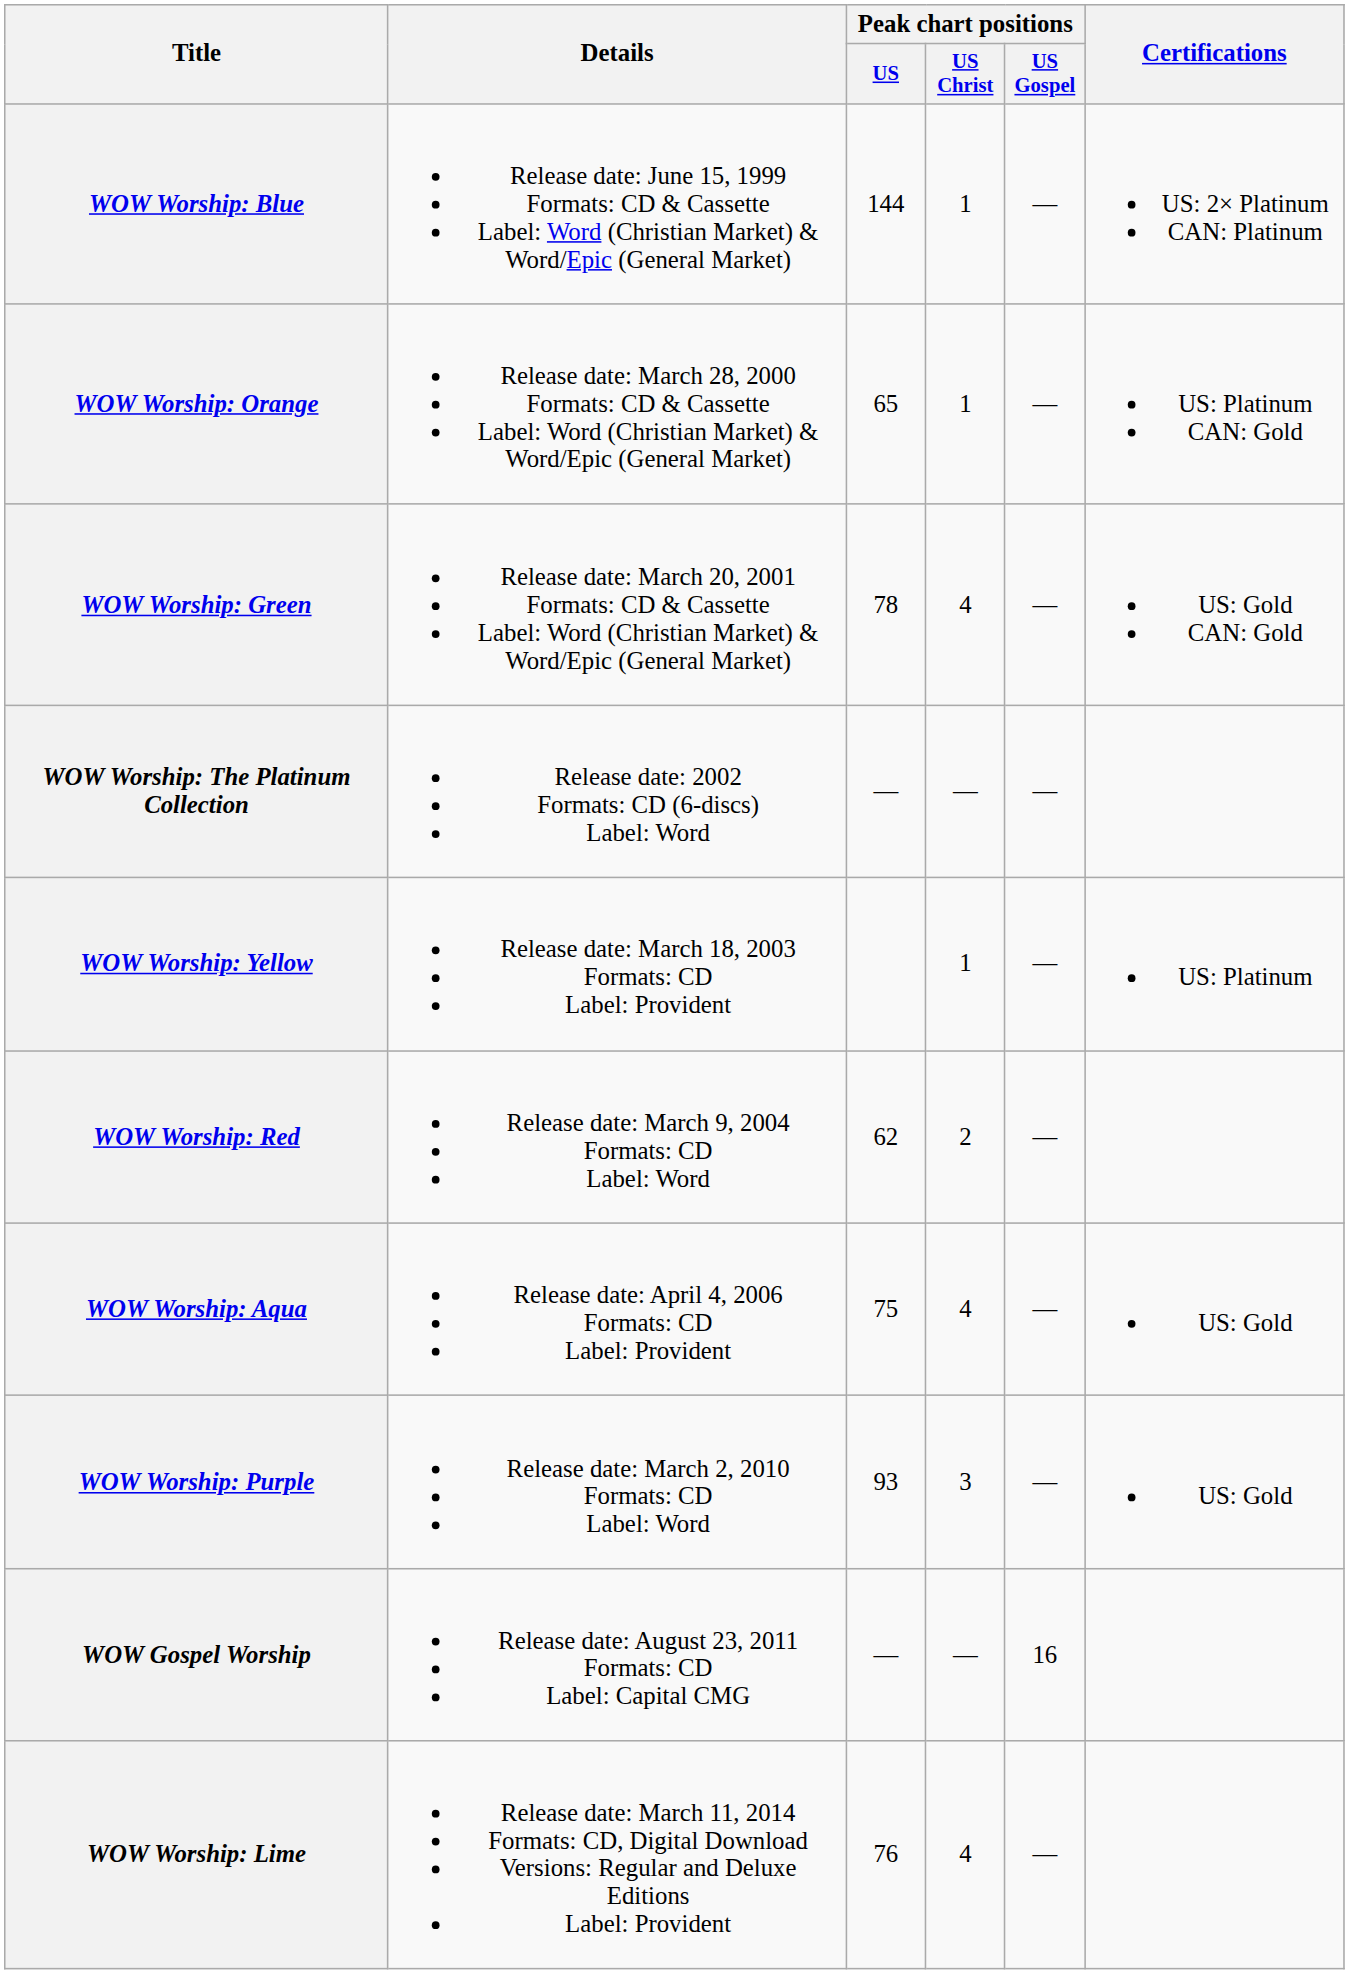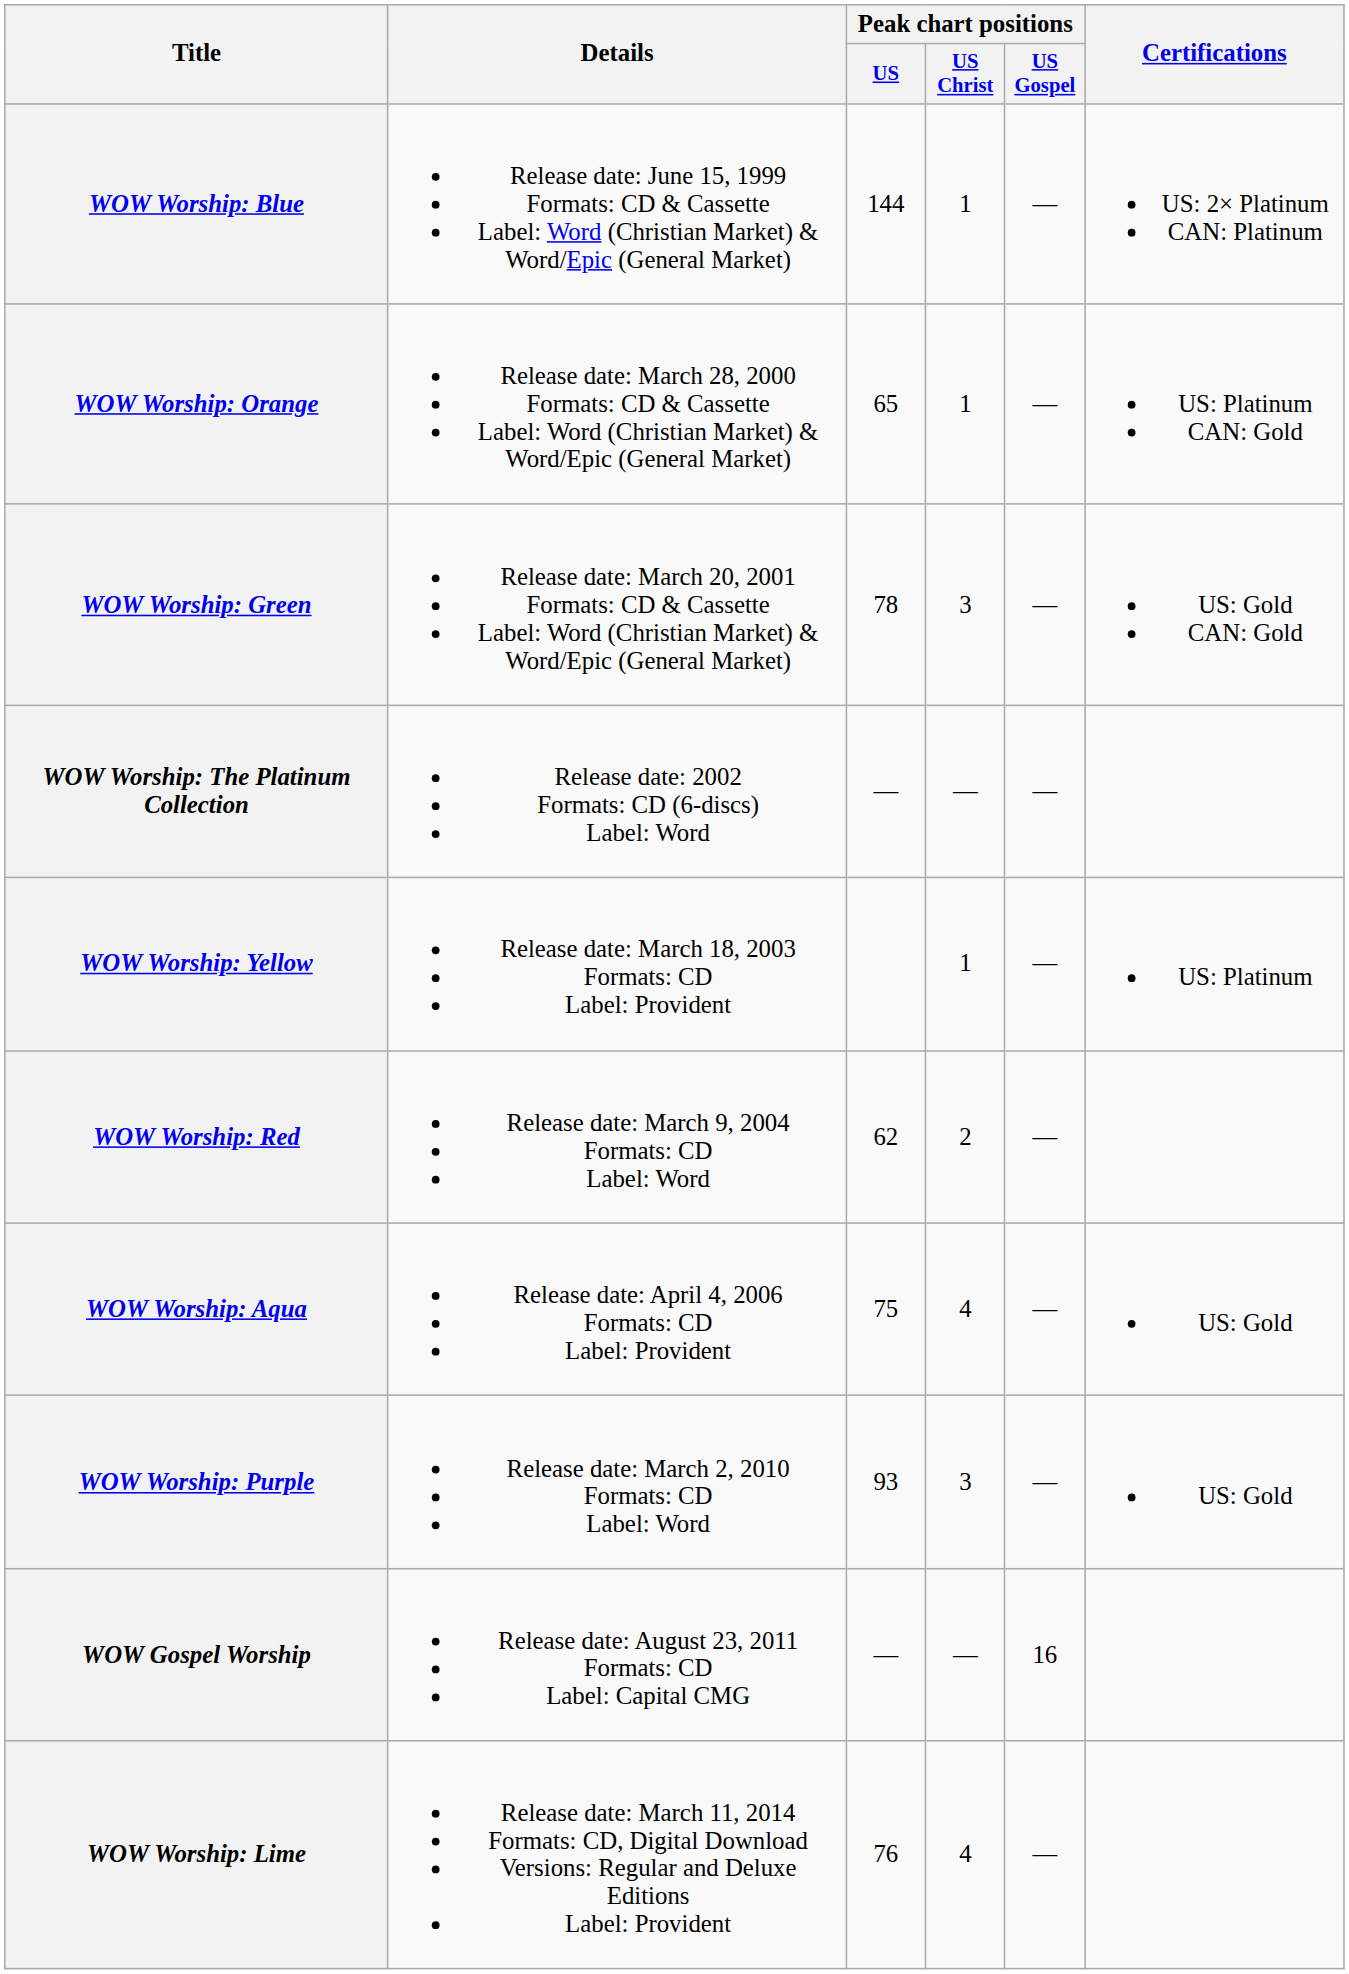(965, 604) 4 -> (965, 604) 3
